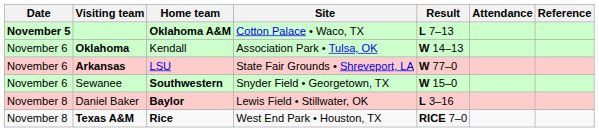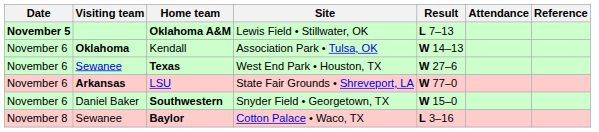(300, 31) Cotton Palace • Waco, TX -> (302, 31) Lewis Field • Stillwater, OK
+ row: (165, 66)
(99, 84) Sewanee -> (107, 101) Daniel Baker
(107, 101) Daniel Baker -> (99, 119) Sewanee
(302, 101) Lewis Field • Stillwater, OK -> (300, 119) Cotton Palace • Waco, TX
- row: (161, 119)
